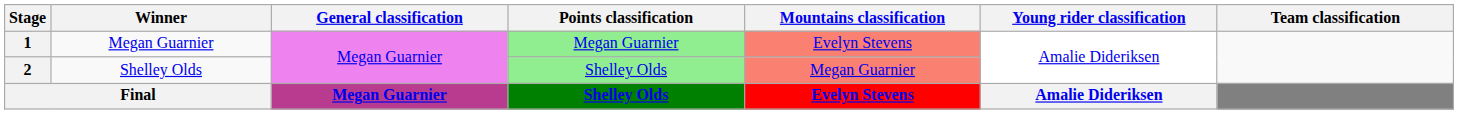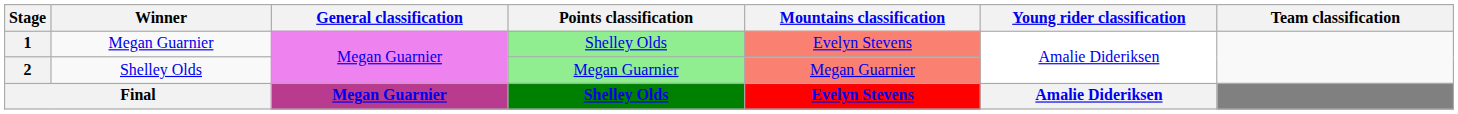(626, 43) Megan Guarnier -> (626, 43) Shelley Olds
(626, 69) Shelley Olds -> (626, 69) Megan Guarnier
